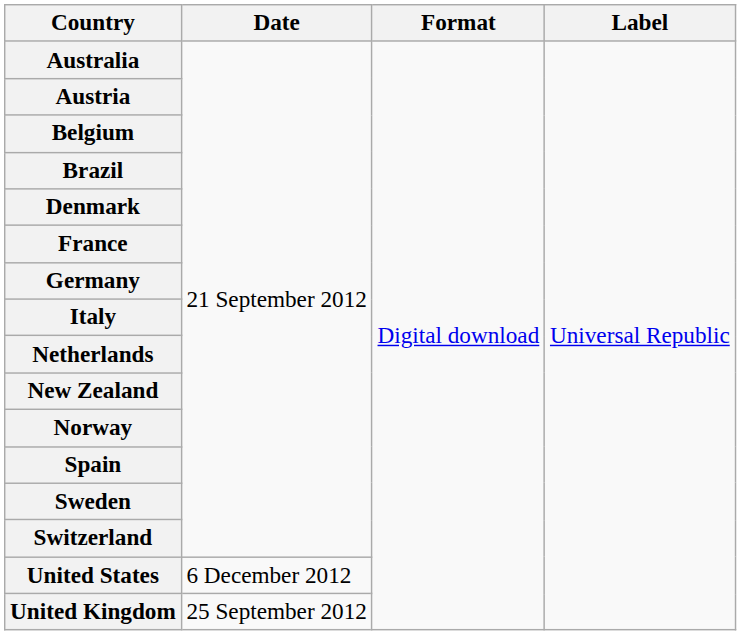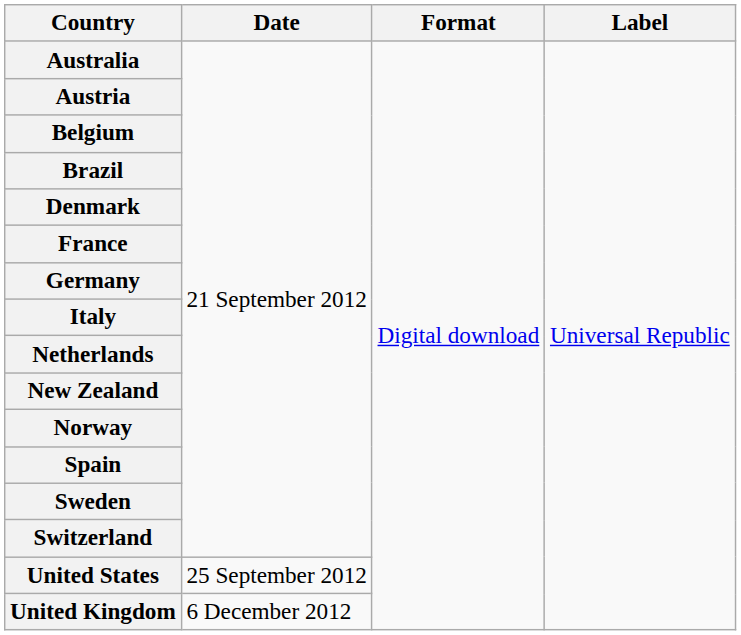(269, 574) 6 December 2012 -> (277, 574) 25 September 2012
(277, 611) 25 September 2012 -> (269, 611) 6 December 2012
